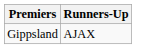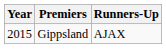+ column: (20, 14)
